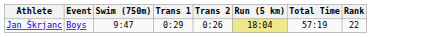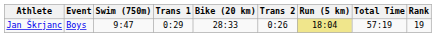+ column: (225, 11)
(354, 25) 22 -> (419, 25) 19
